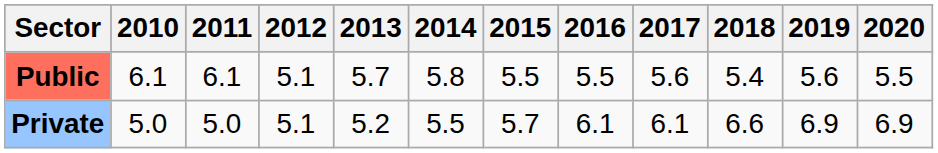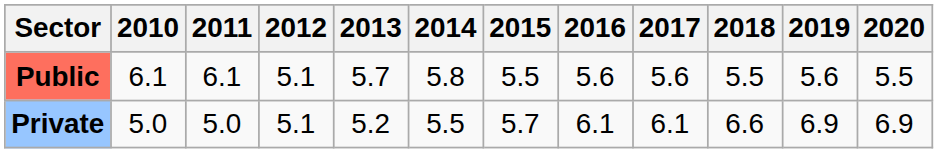(595, 75) 5.5 -> (595, 75) 5.6
(745, 75) 5.4 -> (745, 75) 5.5
